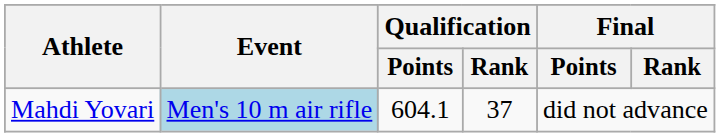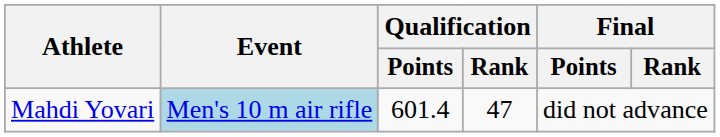(420, 110) 604.1 -> (420, 110) 601.4
(499, 110) 37 -> (499, 110) 47
